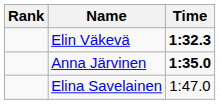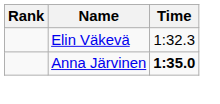(190, 39) bold -> (174, 39) normal
- row: (107, 87)
